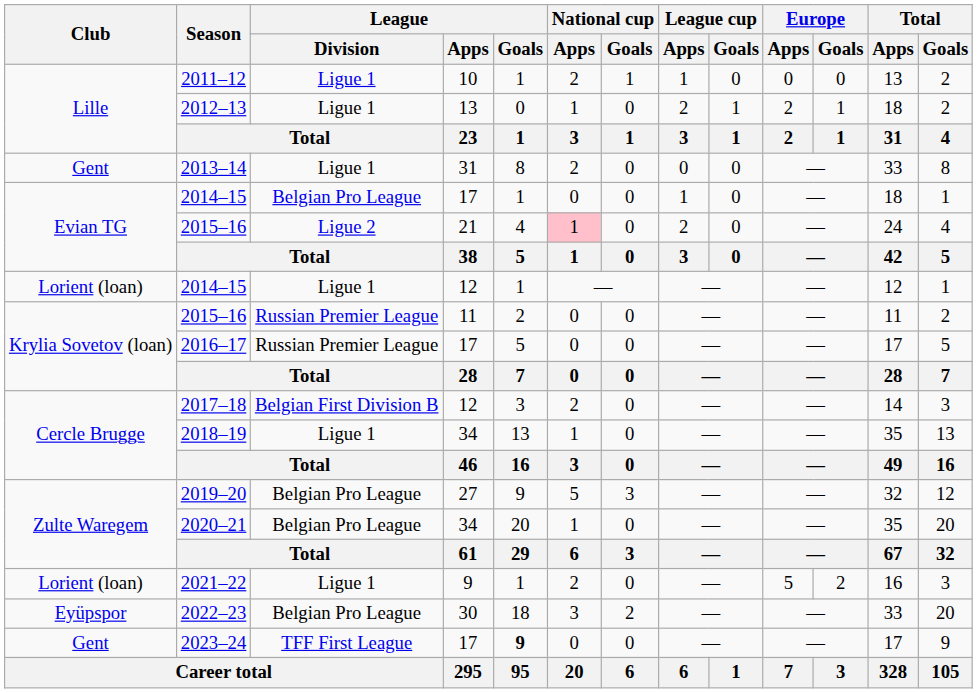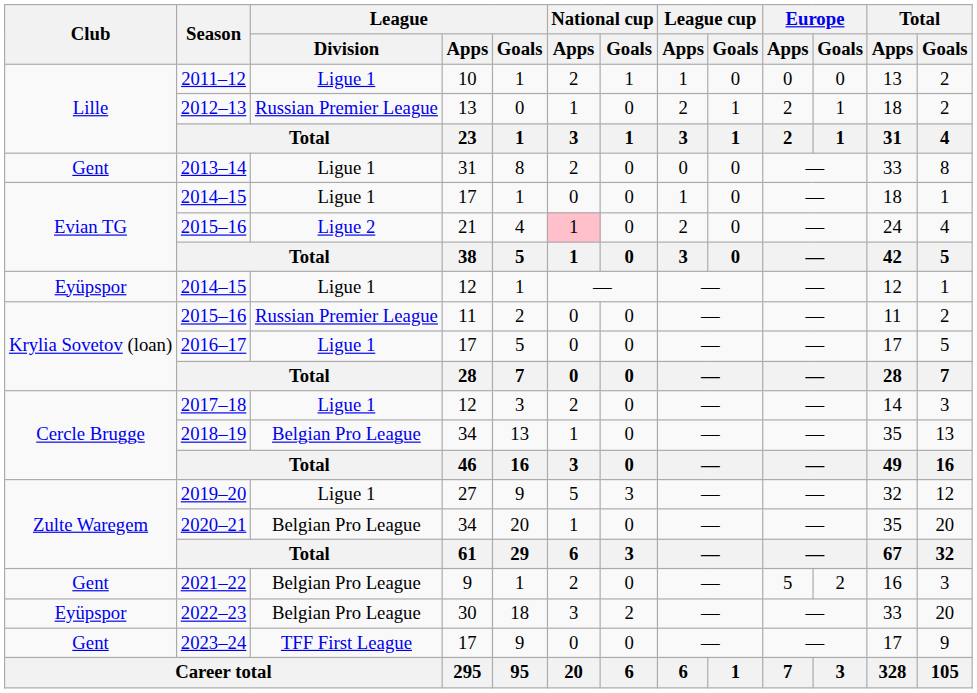(347, 108) Ligue 1 -> (346, 108) Russian Premier League
(347, 197) Belgian Pro League -> (346, 197) Ligue 1
(91, 286) Lorient (loan) -> (91, 286) Eyüpspor
(347, 345) Russian Premier League -> (346, 345) Ligue 1
(347, 405) Belgian First Division B -> (346, 405) Ligue 1
(347, 434) Ligue 1 -> (346, 434) Belgian Pro League
(347, 494) Belgian Pro League -> (346, 494) Ligue 1
(91, 583) Lorient (loan) -> (91, 583) Gent
(347, 583) Ligue 1 -> (346, 583) Belgian Pro League
(520, 642) bold -> (520, 642) normal
